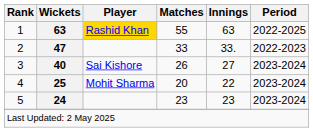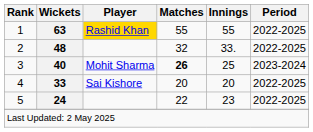(228, 30) 63 -> (228, 30) 55
(60, 48) 47 -> (60, 48) 48
(182, 48) 33 -> (182, 48) 32
(280, 48) 2022-2023 -> (280, 48) 2022-2025
(114, 65) Sai Kishore -> (120, 65) Mohit Sharma
(182, 65) normal -> (182, 65) bold
(228, 65) 27 -> (228, 65) 25
(60, 83) 25 -> (60, 83) 33
(120, 83) Mohit Sharma -> (114, 83) Sai Kishore
(228, 83) 22 -> (228, 83) 20
(280, 83) 2023-2024 -> (280, 83) 2022-2025
(182, 100) 23 -> (182, 100) 22
(280, 100) 2023-2024 -> (280, 100) 2022-2025
